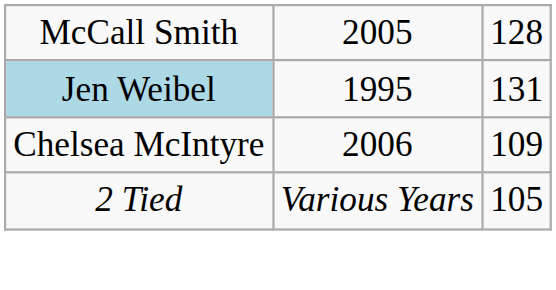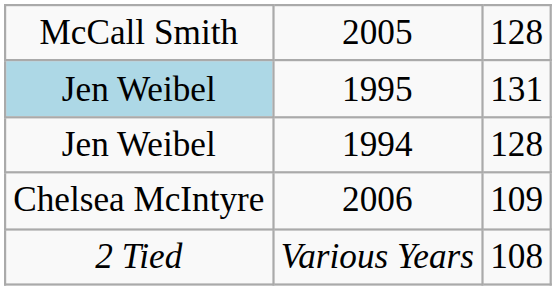+ row: (377, 144)
(517, 199) 105 -> (517, 255) 108
